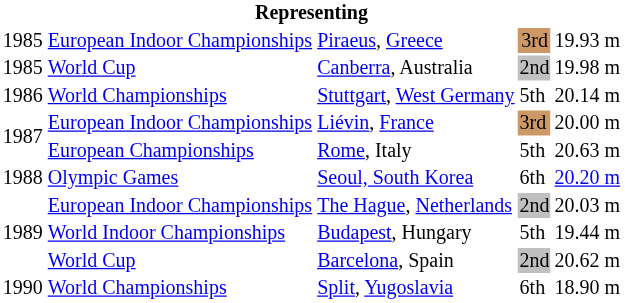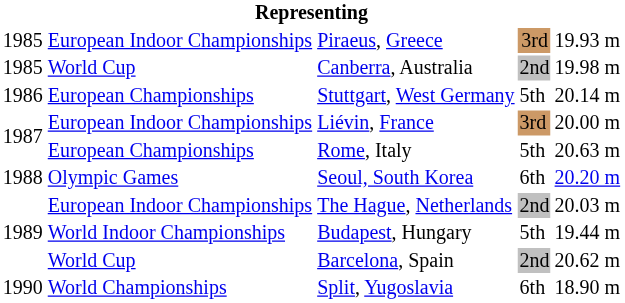(137, 95) World Championships -> (151, 95) European Championships
